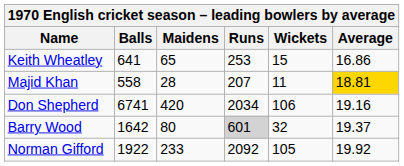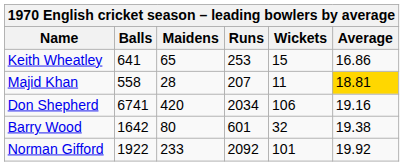(239, 127) lightgrey background -> (239, 127) no background
(353, 127) 19.37 -> (353, 127) 19.38
(284, 149) 105 -> (284, 149) 101
